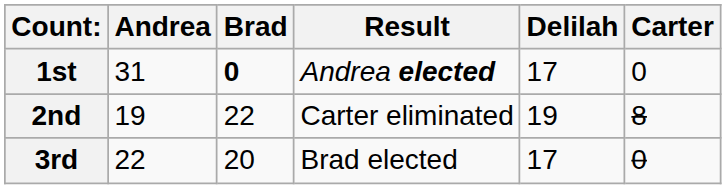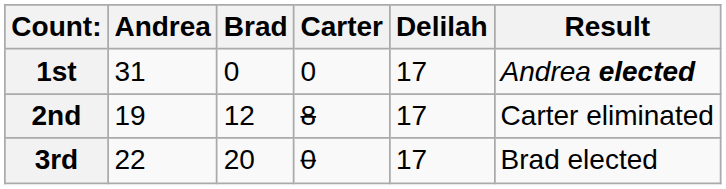columns swapped: (673, 26) <-> (407, 26)
(232, 71) bold -> (232, 71) normal
(239, 115) 22 -> (239, 115) 12
(542, 115) 19 -> (411, 115) 17
